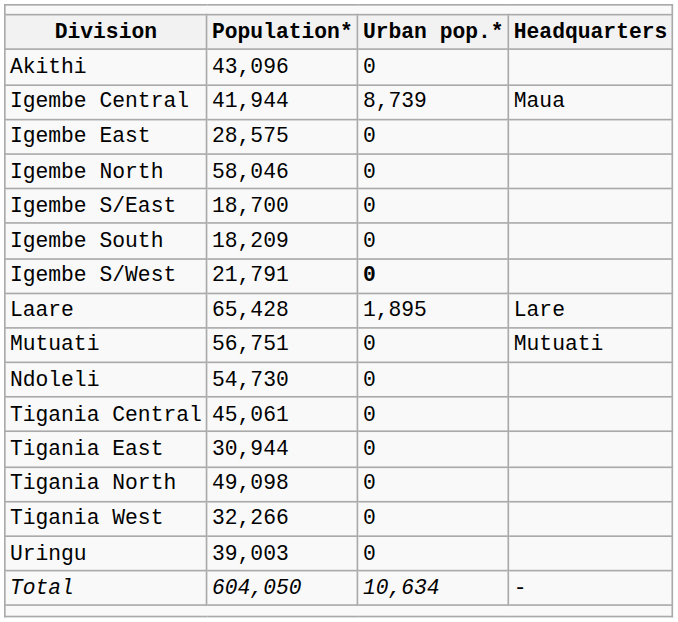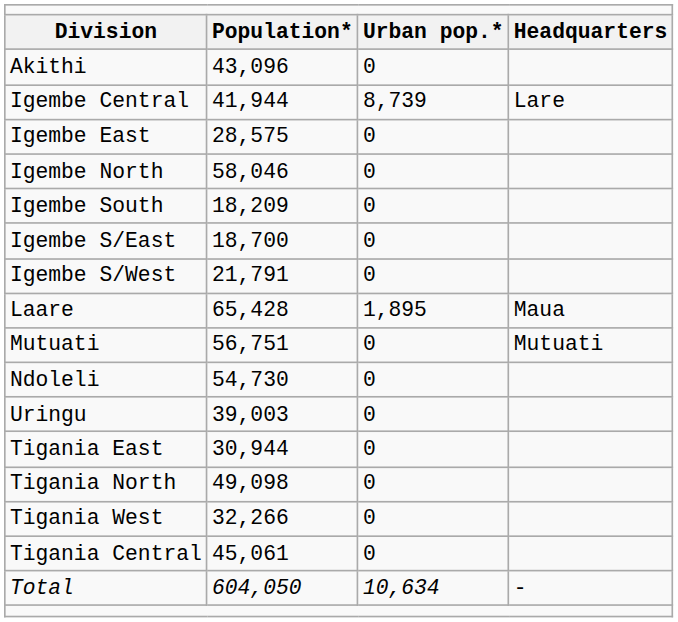(539, 102) Maua -> (539, 102) Lare
rows swapped: (87, 241) <-> (93, 206)
(369, 276) bold -> (369, 276) normal
(539, 310) Lare -> (539, 310) Maua
rows swapped: (106, 415) <-> (48, 554)
